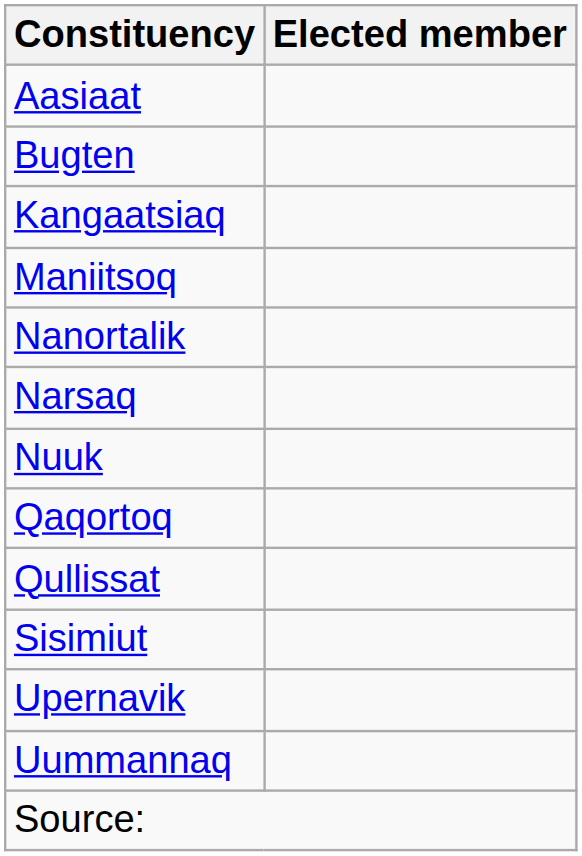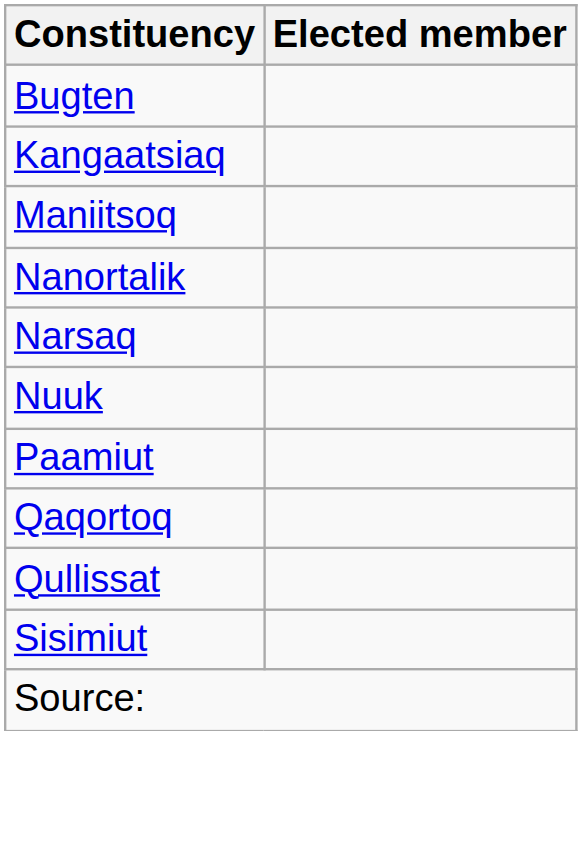- row: (77, 95)
+ row: (84, 457)
- row: (100, 699)
- row: (123, 759)
